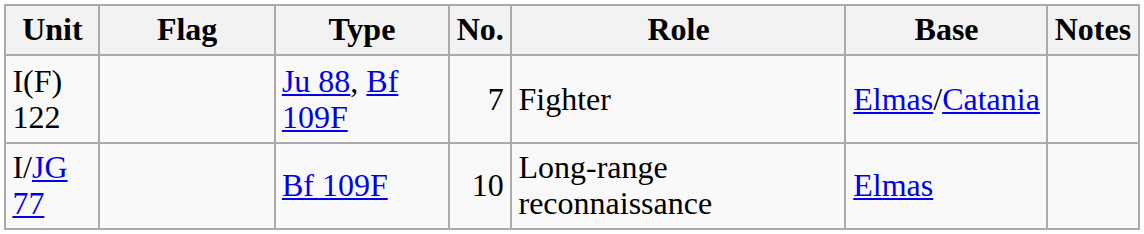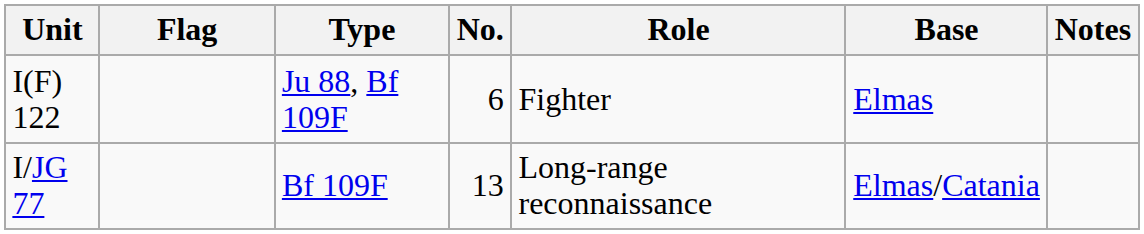(496, 98) 7 -> (496, 98) 6
(947, 98) Elmas/Catania -> (893, 98) Elmas
(488, 185) 10 -> (488, 185) 13
(893, 185) Elmas -> (947, 185) Elmas/Catania
